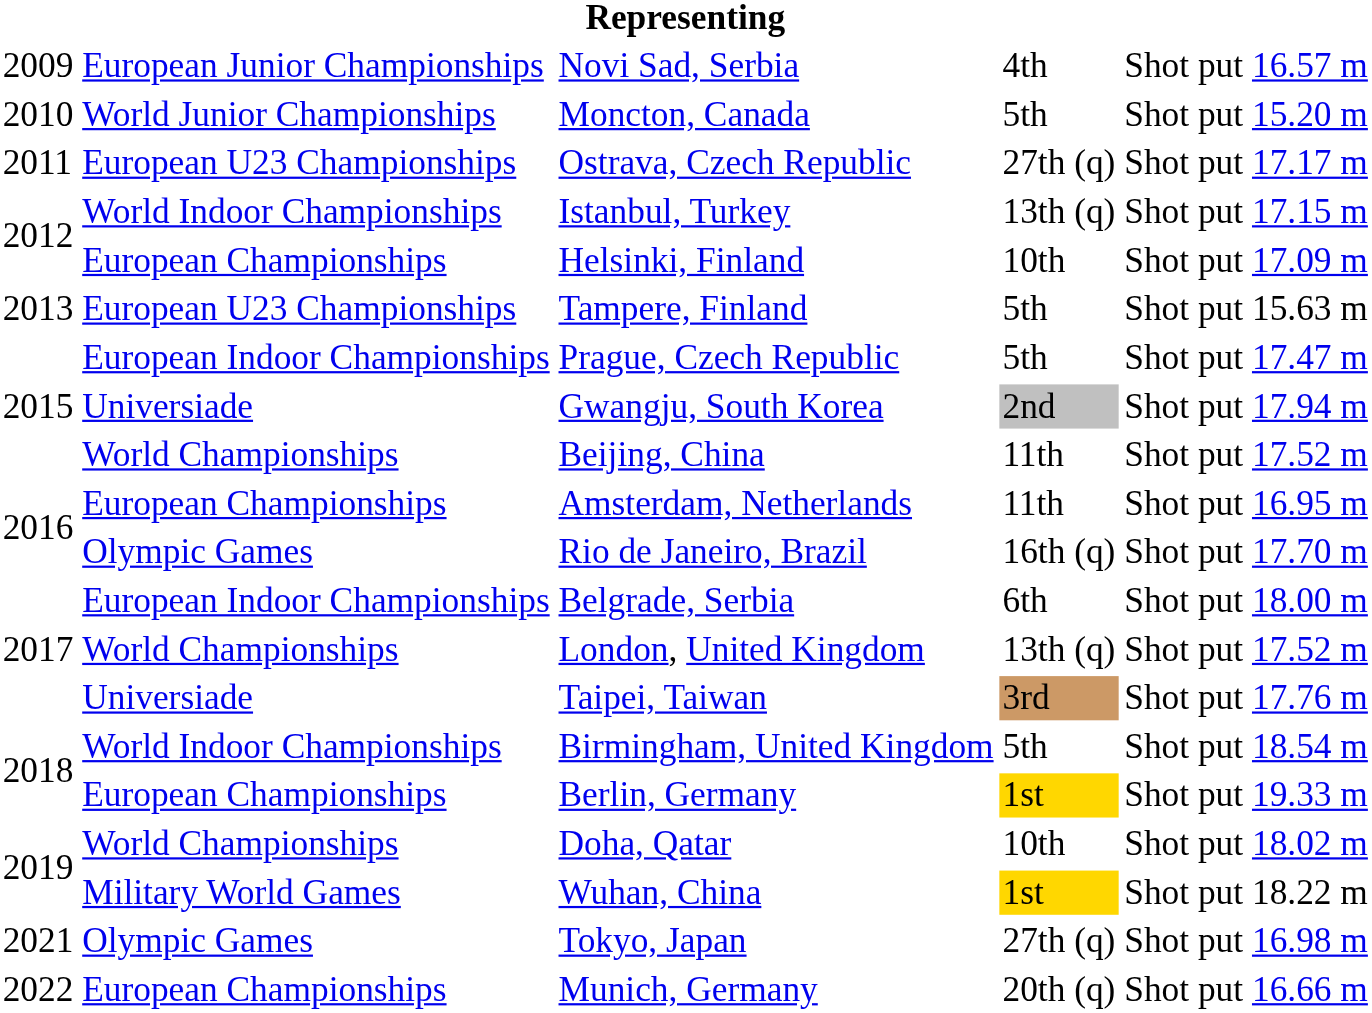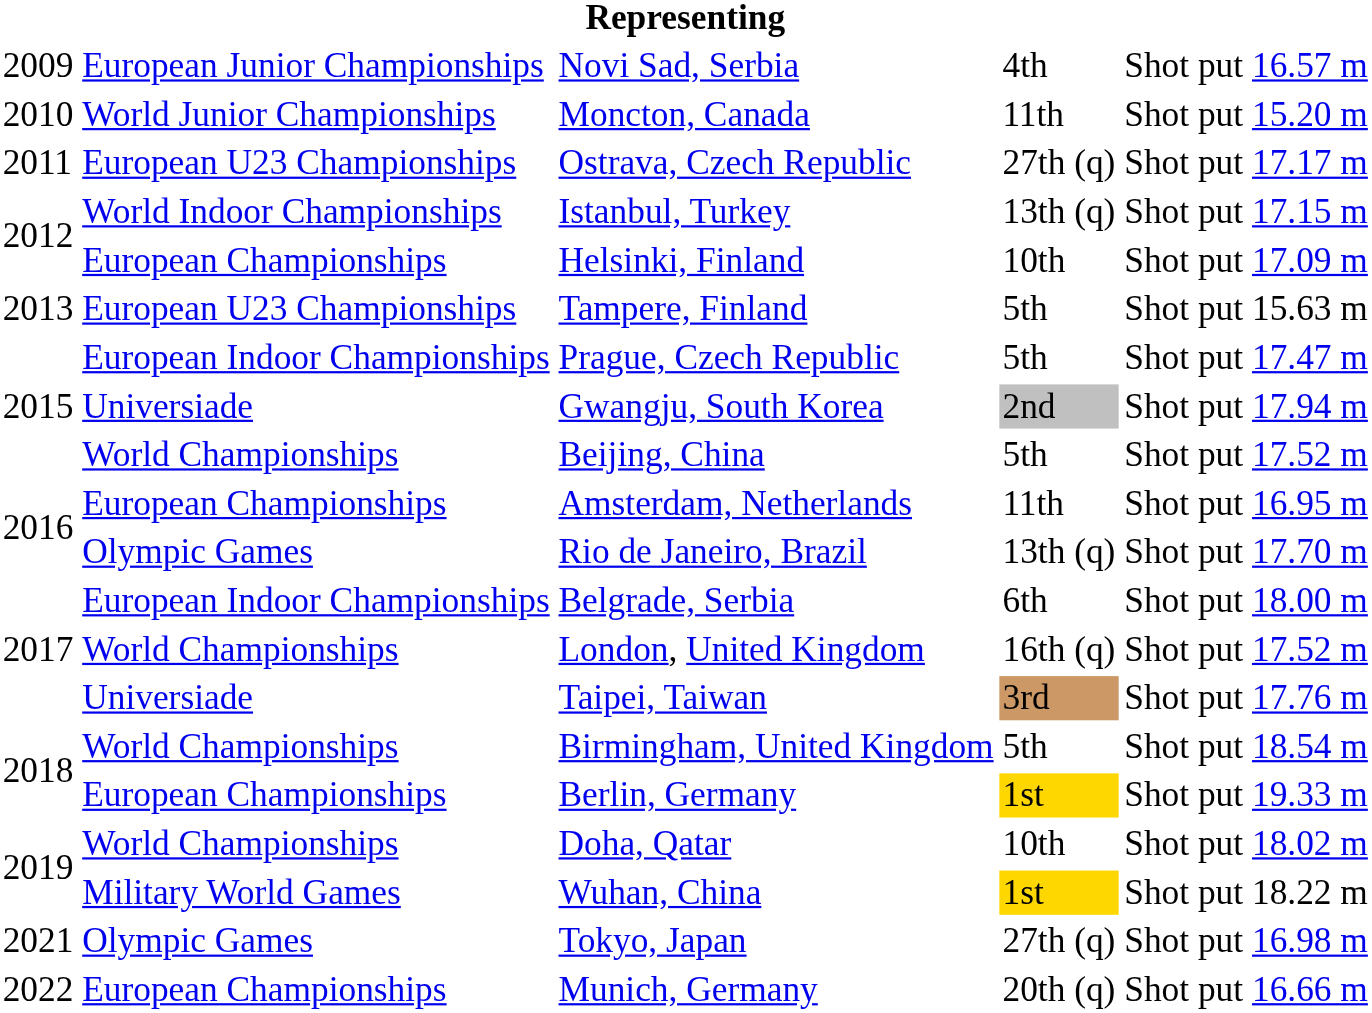(1025, 114) 5th -> (1033, 114) 11th
(1033, 454) 11th -> (1025, 454) 5th
(1059, 551) 16th (q) -> (1059, 551) 13th (q)
(1059, 648) 13th (q) -> (1059, 648) 16th (q)
(292, 746) World Indoor Championships -> (240, 746) World Championships
